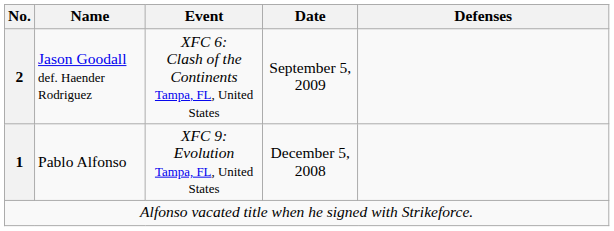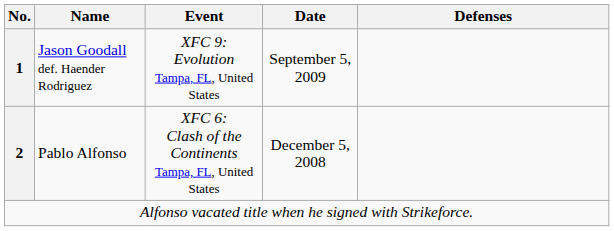(19, 76) 2 -> (19, 67) 1
(204, 76) XFC 6: Clash of the Continents Tampa, FL, United States -> (204, 67) XFC 9: Evolution Tampa, FL, United States
(19, 162) 1 -> (19, 153) 2
(204, 162) XFC 9: Evolution Tampa, FL, United States -> (204, 153) XFC 6: Clash of the Continents Tampa, FL, United States
